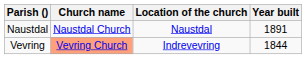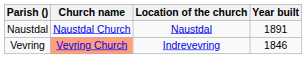(276, 45) 1844 -> (276, 45) 1846
